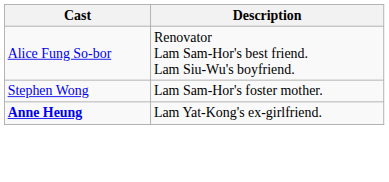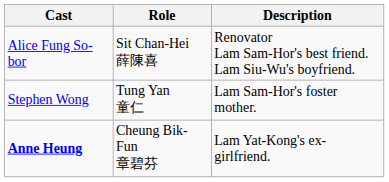+ column: (162, 15)
